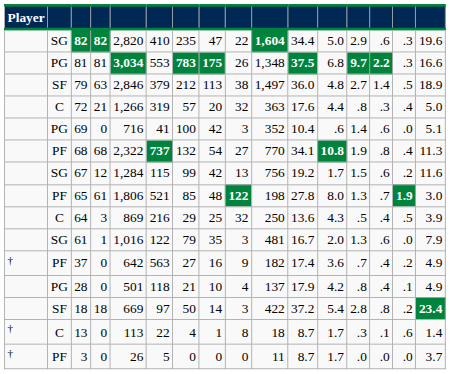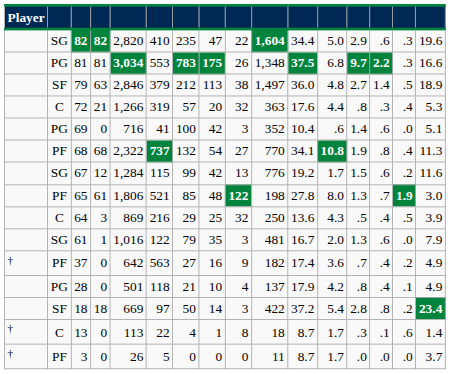(434, 107) 5.0 -> (434, 107) 5.3
(275, 173) 756 -> (275, 173) 776
